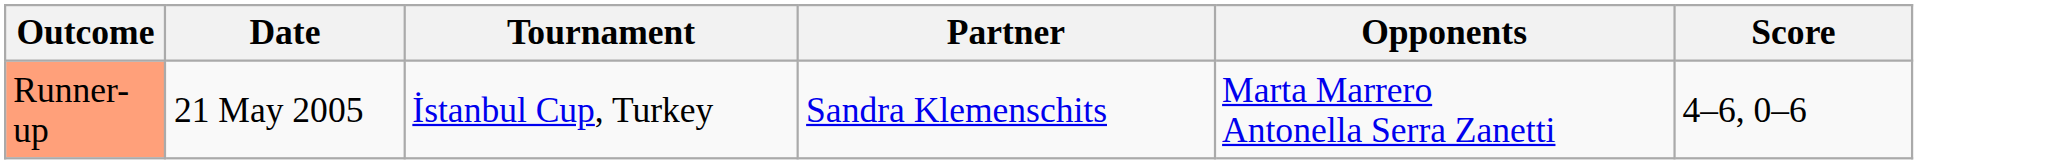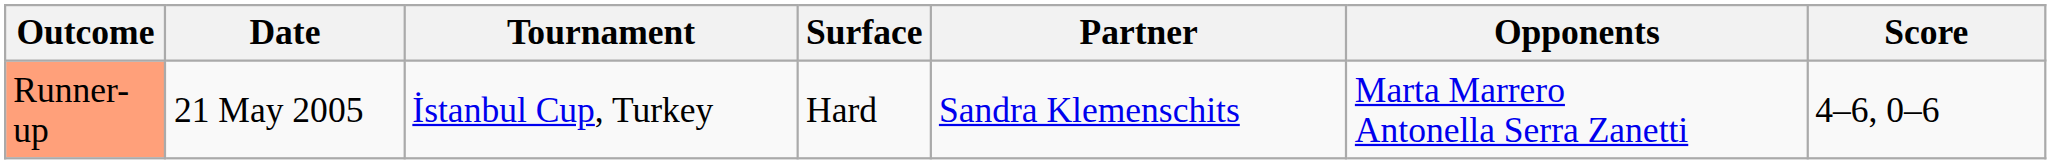+ column: (864, 32)
